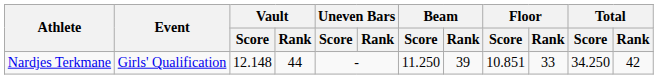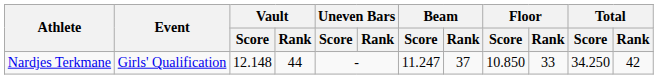(421, 63) 11.250 -> (421, 63) 11.247
(463, 63) 39 -> (463, 63) 37
(506, 63) 10.851 -> (506, 63) 10.850
